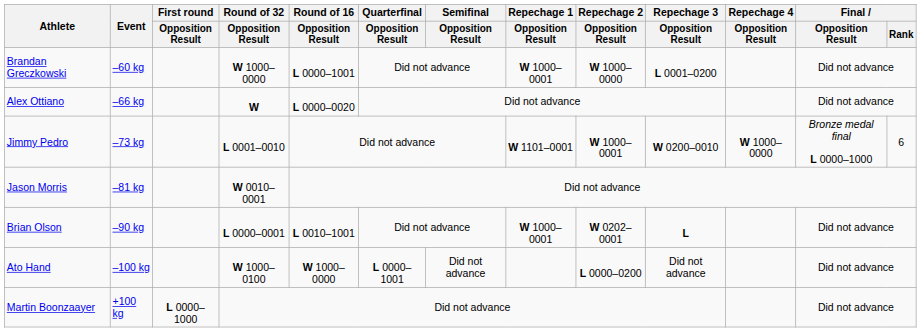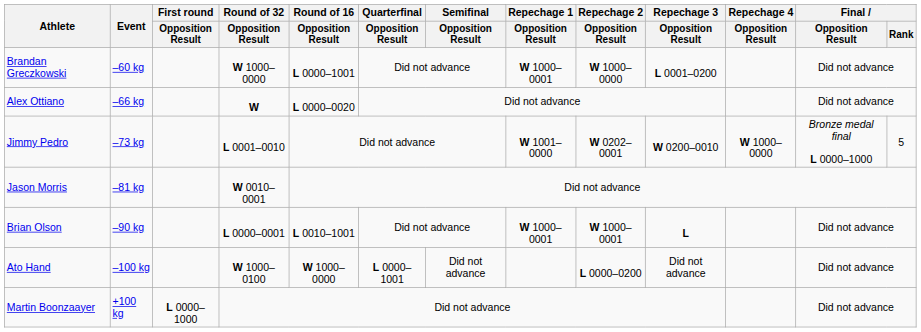(541, 148) W 1101–0001 -> (541, 148) W 1001–0000
(611, 148) W 1000–0001 -> (611, 148) W 0202–0001
(901, 142) 6 -> (901, 142) 5
(611, 234) W 0202–0001 -> (611, 234) W 1000–0001
